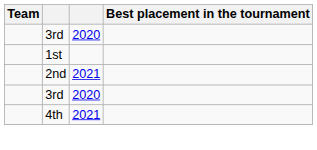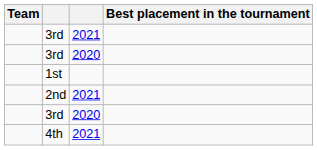+ row: (54, 34)
